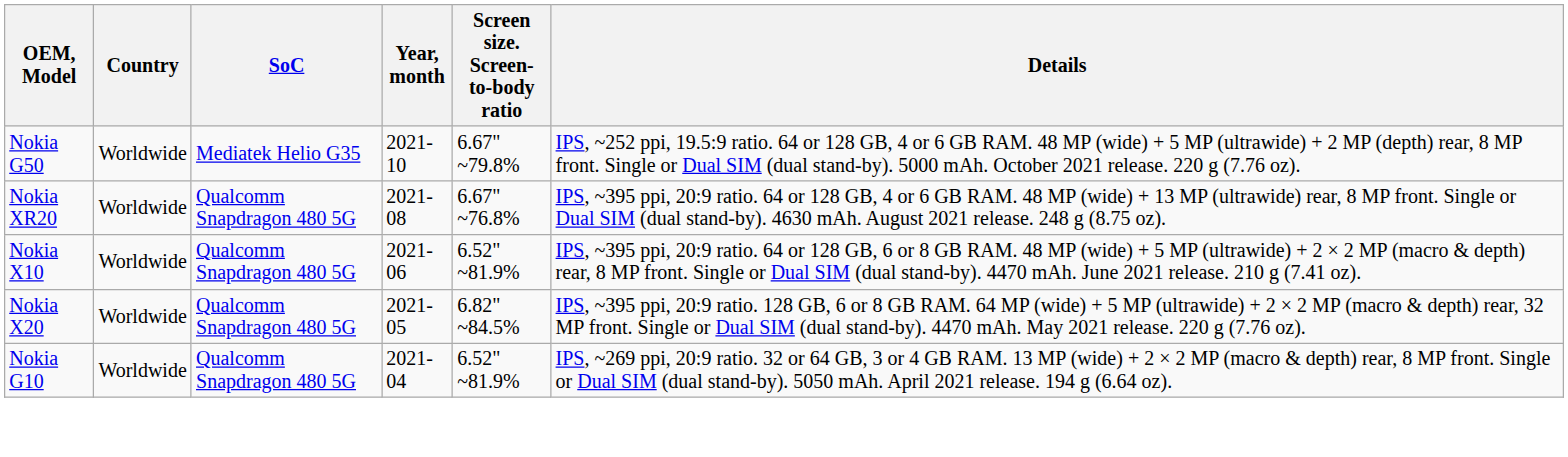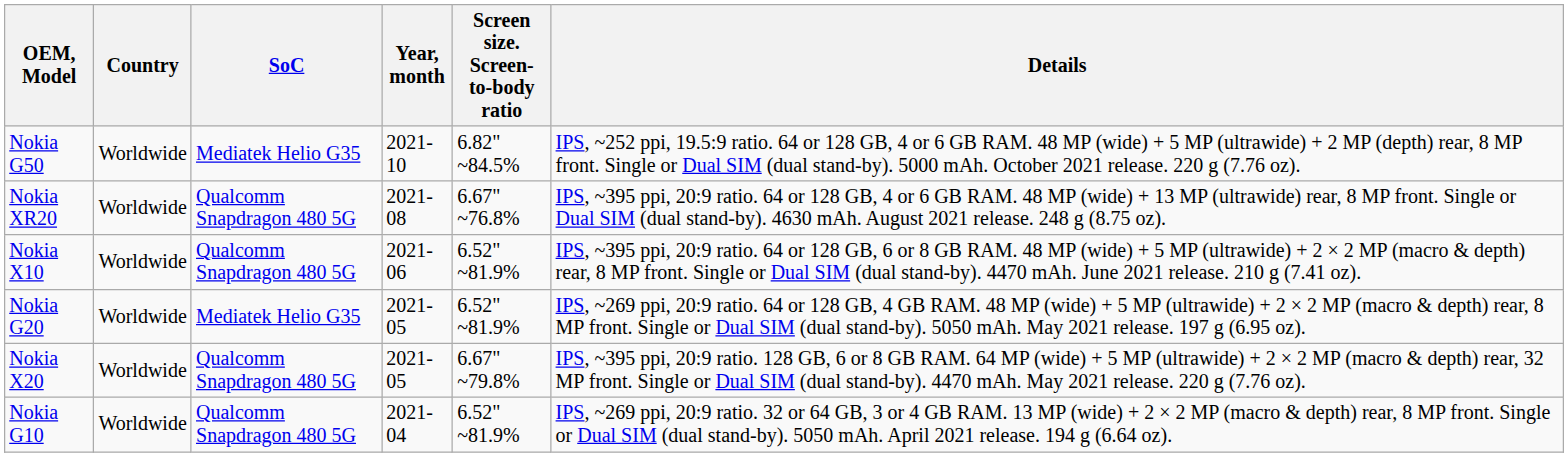(488, 153) 6.67" ~79.8% -> (488, 153) 6.82" ~84.5%
+ row: (34, 315)
(488, 315) 6.82" ~84.5% -> (488, 370) 6.67" ~79.8%
